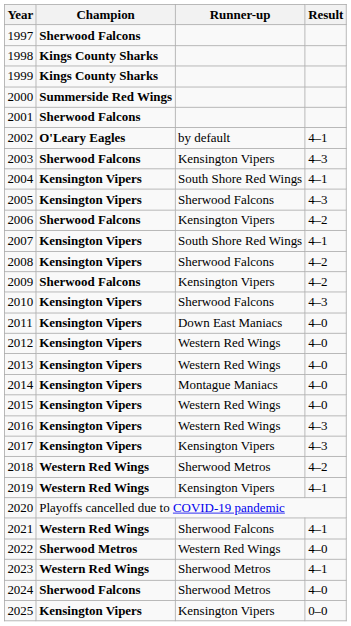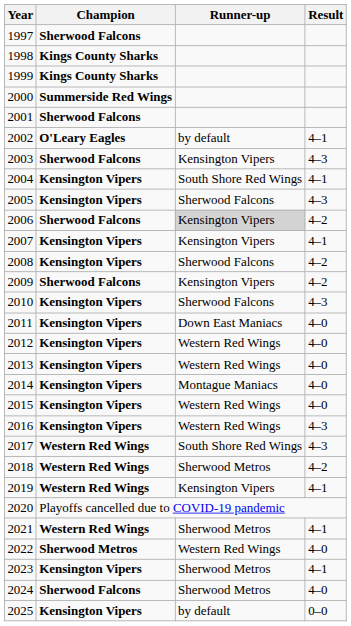(226, 220) no background -> (226, 220) lightgrey background
(240, 240) South Shore Red Wings -> (226, 240) Kensington Vipers
(91, 446) Kensington Vipers -> (94, 446) Western Red Wings
(226, 446) Kensington Vipers -> (240, 446) South Shore Red Wings
(226, 528) Sherwood Falcons -> (224, 528) Sherwood Metros
(94, 569) Western Red Wings -> (91, 569) Kensington Vipers
(226, 610) Kensington Vipers -> (204, 610) by default
